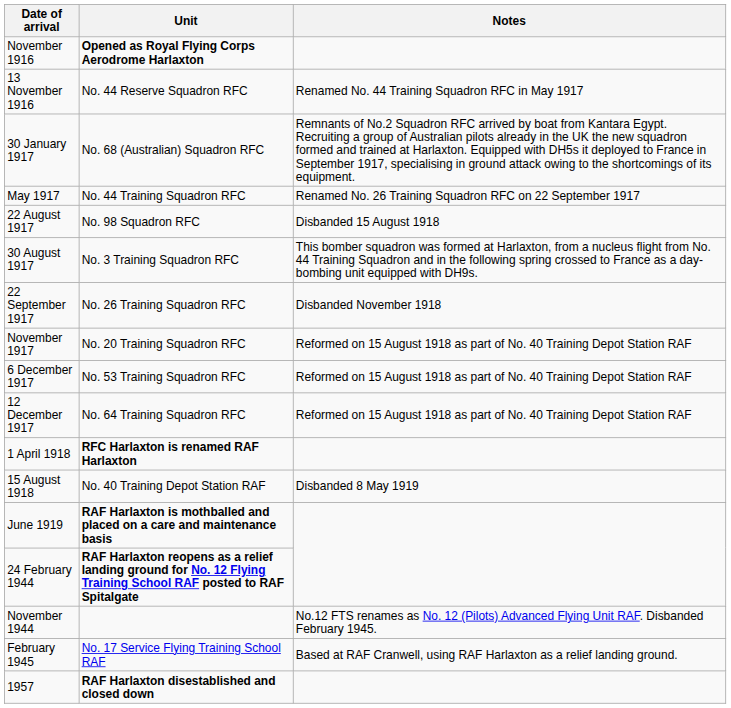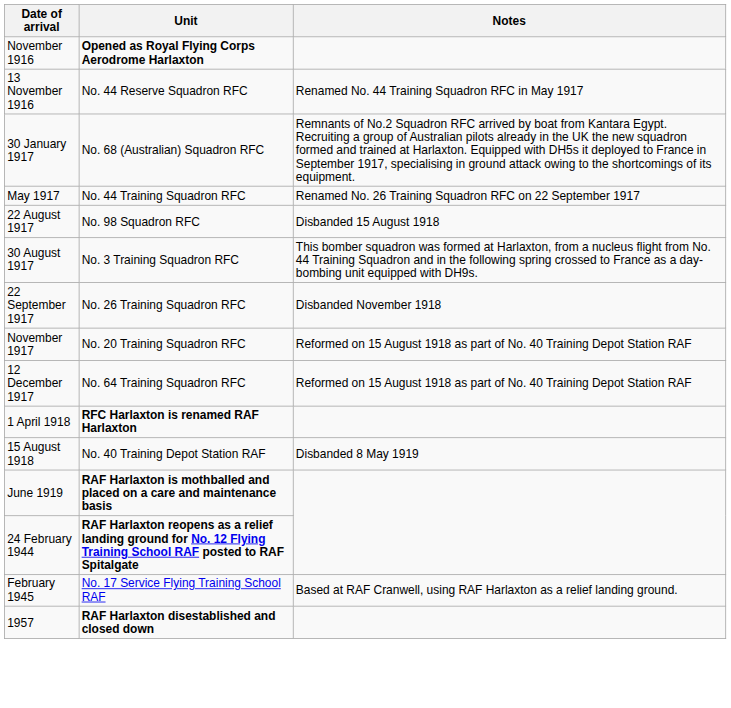- row: (40, 377)
- row: (35, 623)
